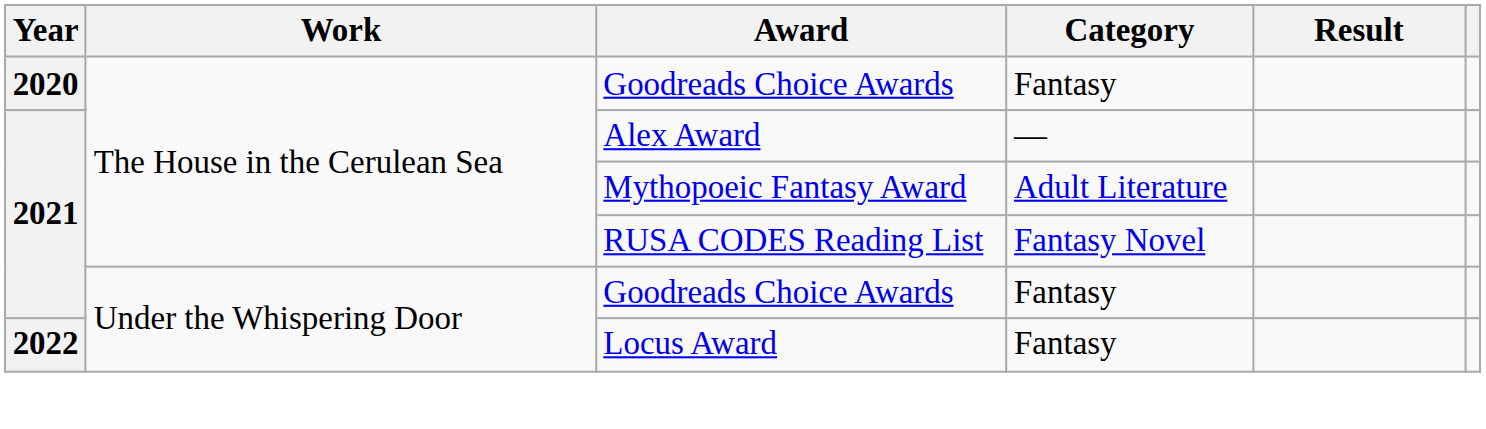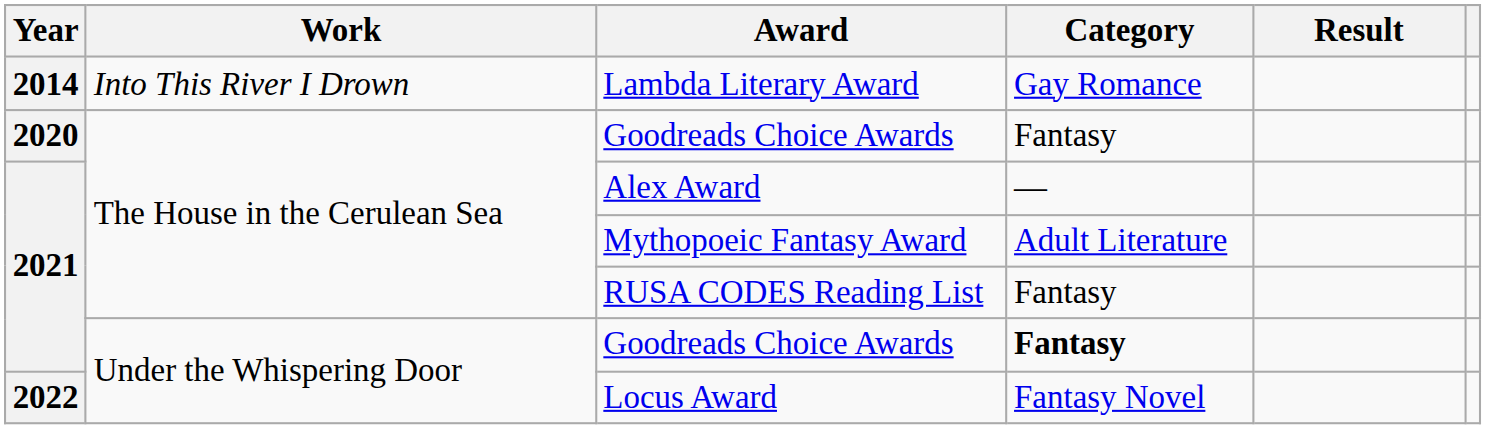+ row: (46, 82)
(1110, 239) Fantasy Novel -> (1065, 291) Fantasy
(1065, 291) normal -> (1070, 344) bold
(1065, 344) Fantasy -> (1110, 396) Fantasy Novel
